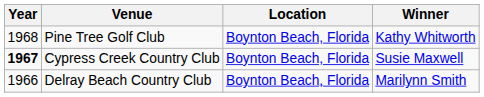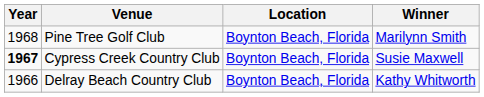(425, 37) Kathy Whitworth -> (421, 37) Marilynn Smith
(421, 80) Marilynn Smith -> (425, 80) Kathy Whitworth
